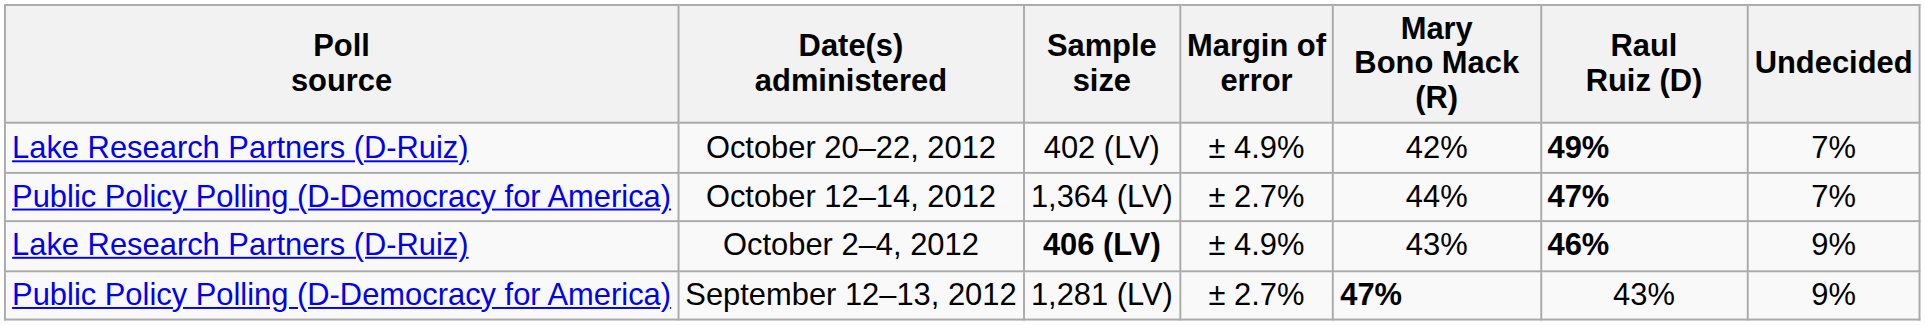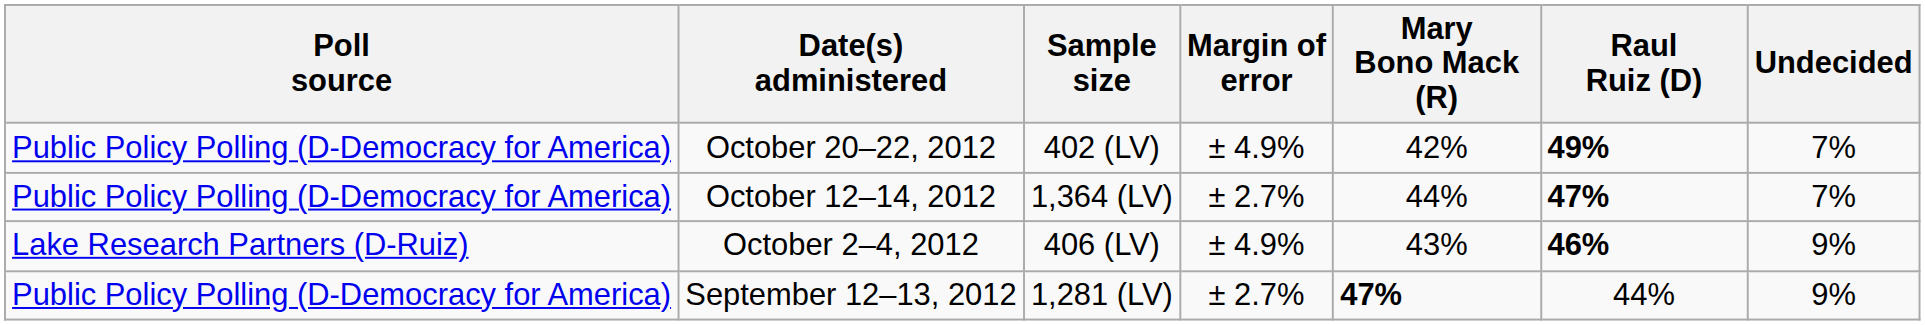(240, 147) Lake Research Partners (D-Ruiz) -> (342, 147) Public Policy Polling (D-Democracy for America)
(1102, 245) bold -> (1102, 245) normal
(1644, 294) 43% -> (1644, 294) 44%
